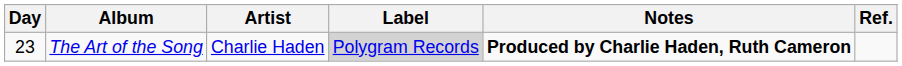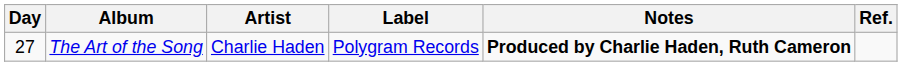(25, 46) 23 -> (25, 46) 27
(406, 46) lightgrey background -> (406, 46) no background
